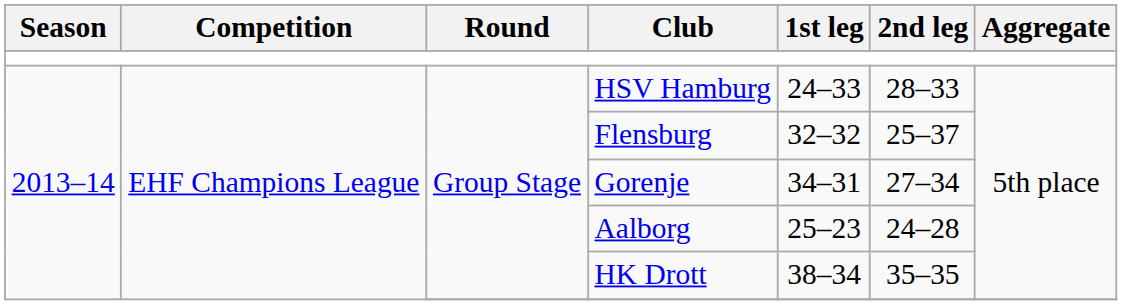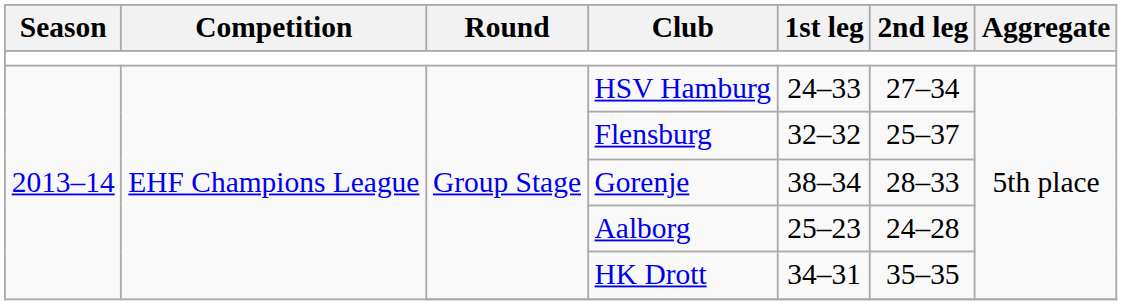(923, 88) 28–33 -> (923, 88) 27–34
(824, 181) 34–31 -> (824, 181) 38–34
(923, 181) 27–34 -> (923, 181) 28–33
(824, 274) 38–34 -> (824, 274) 34–31
